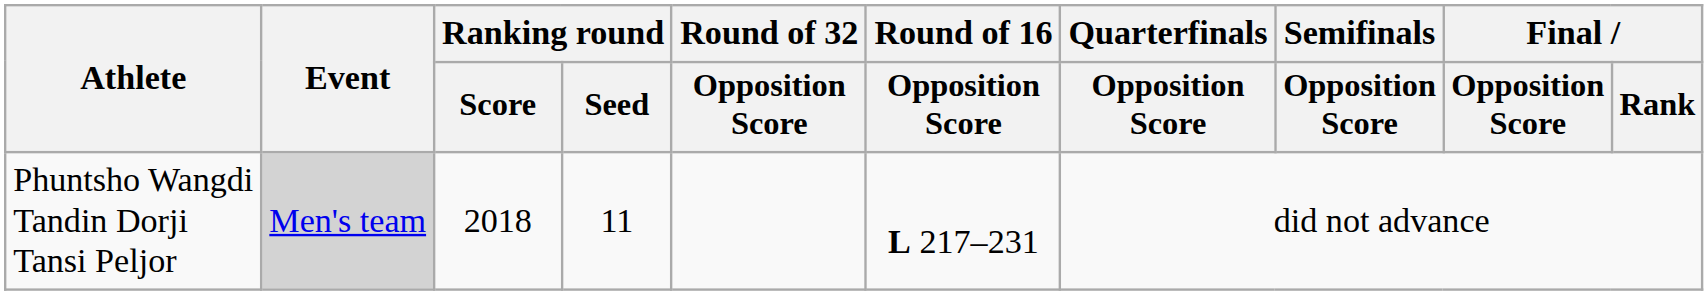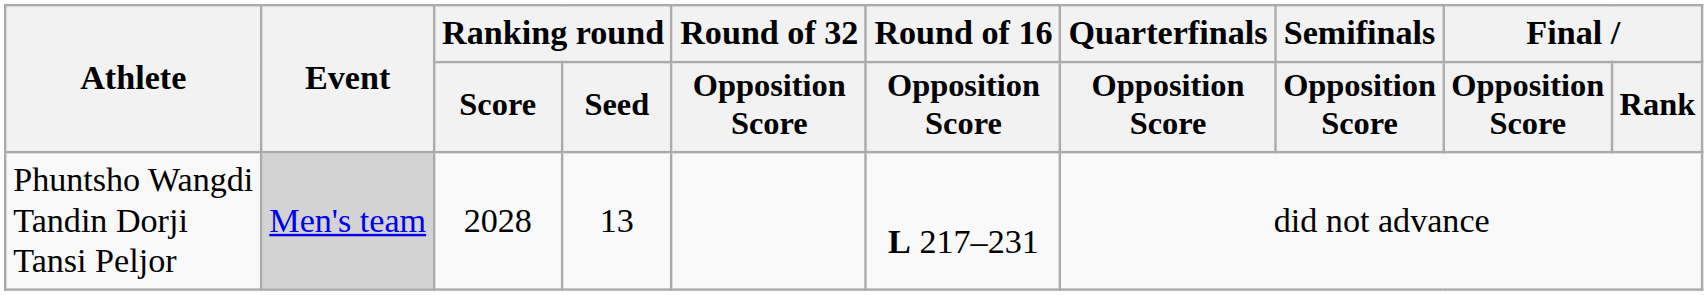(498, 220) 2018 -> (498, 220) 2028
(617, 220) 11 -> (617, 220) 13
